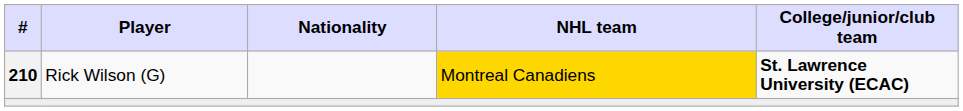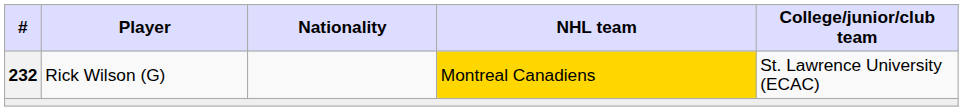(23, 74) 210 -> (23, 74) 232
(835, 74) bold -> (851, 74) normal
